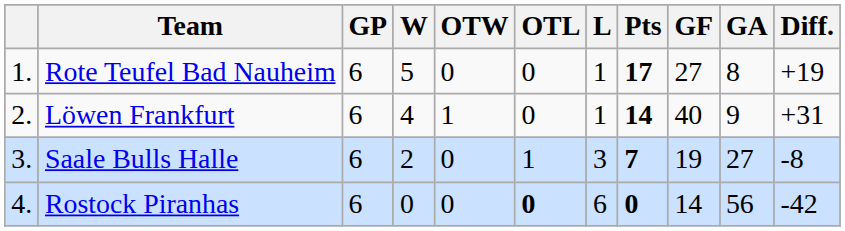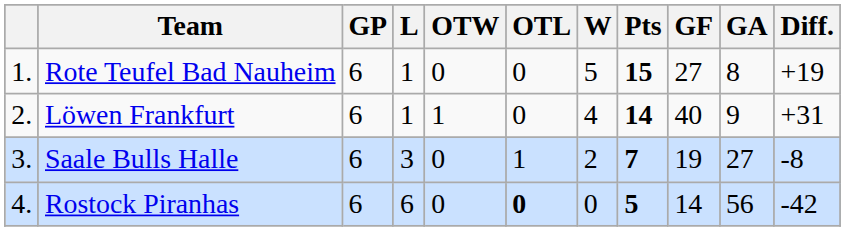columns swapped: (414, 26) <-> (602, 26)
(638, 70) 17 -> (638, 70) 15
(631, 203) 0 -> (631, 203) 5
